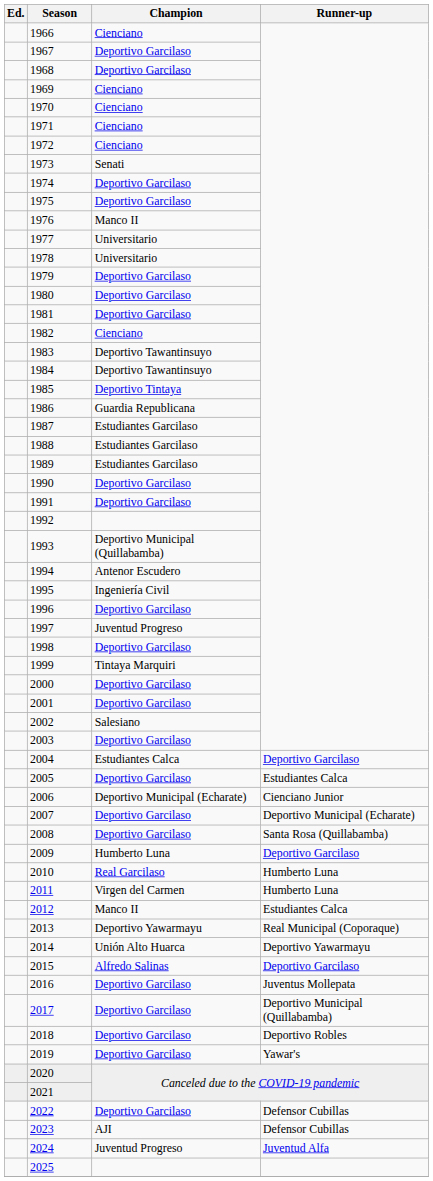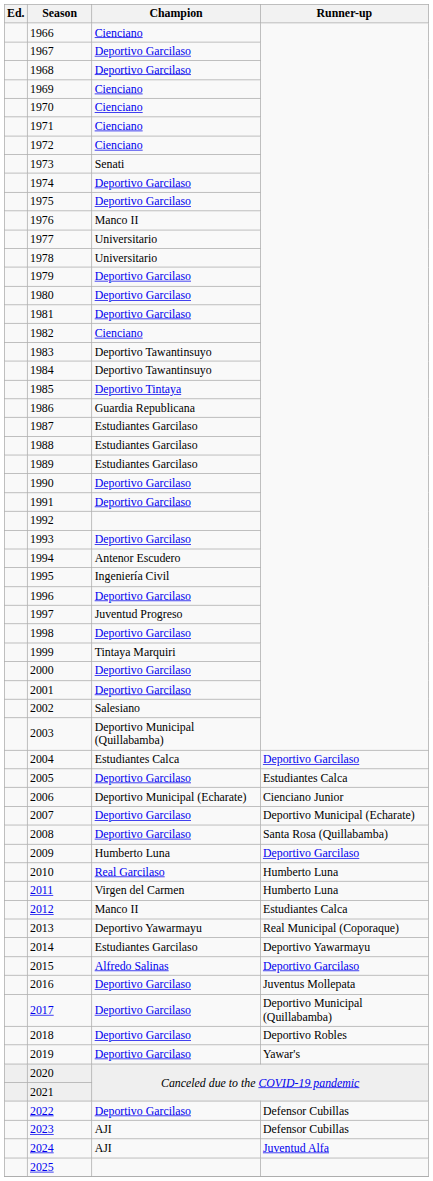(144, 546) Deportivo Municipal (Quillabamba) -> (143, 539) Deportivo Garcilaso
(143, 740) Deportivo Garcilaso -> (144, 734) Deportivo Municipal (Quillabamba)
(140, 947) Unión Alto Huarca -> (146, 947) Estudiantes Garcilaso
(139, 1148) Juventud Progreso -> (103, 1148) AJI
